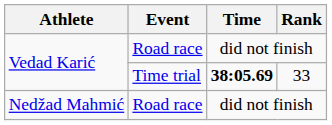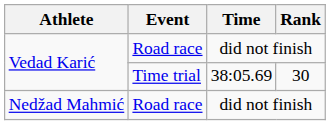(242, 76) bold -> (241, 76) normal
(302, 76) 33 -> (301, 76) 30
